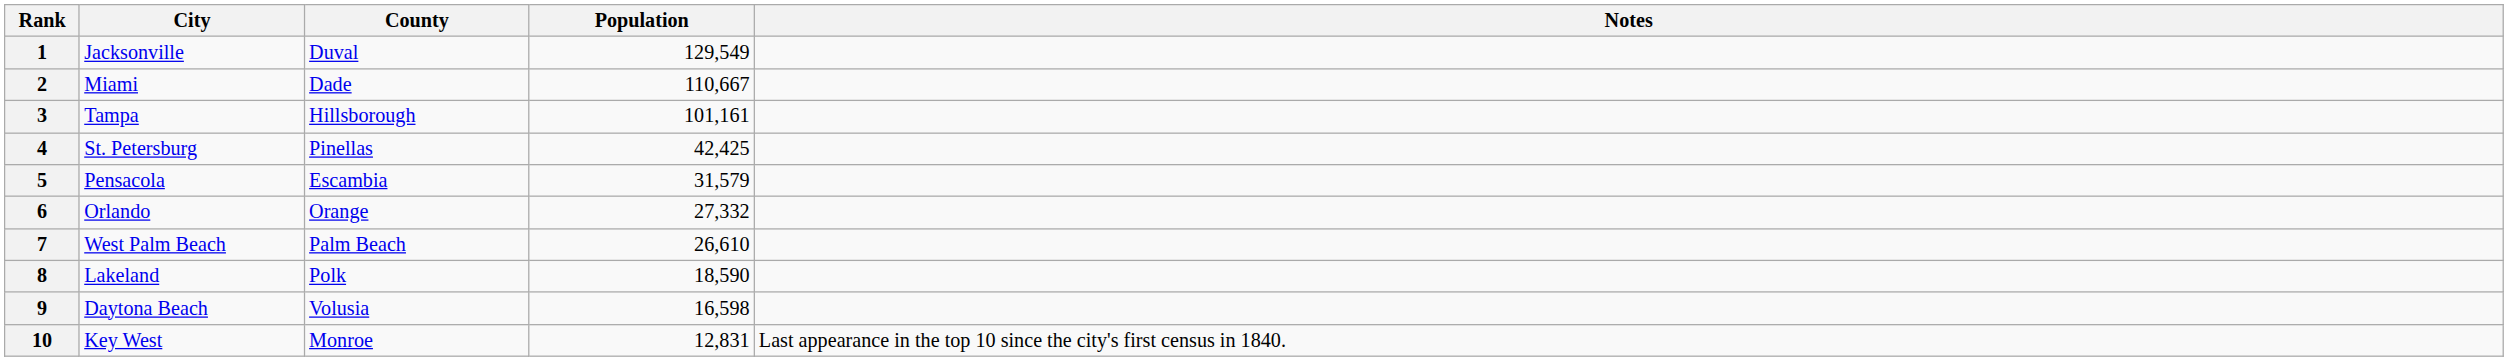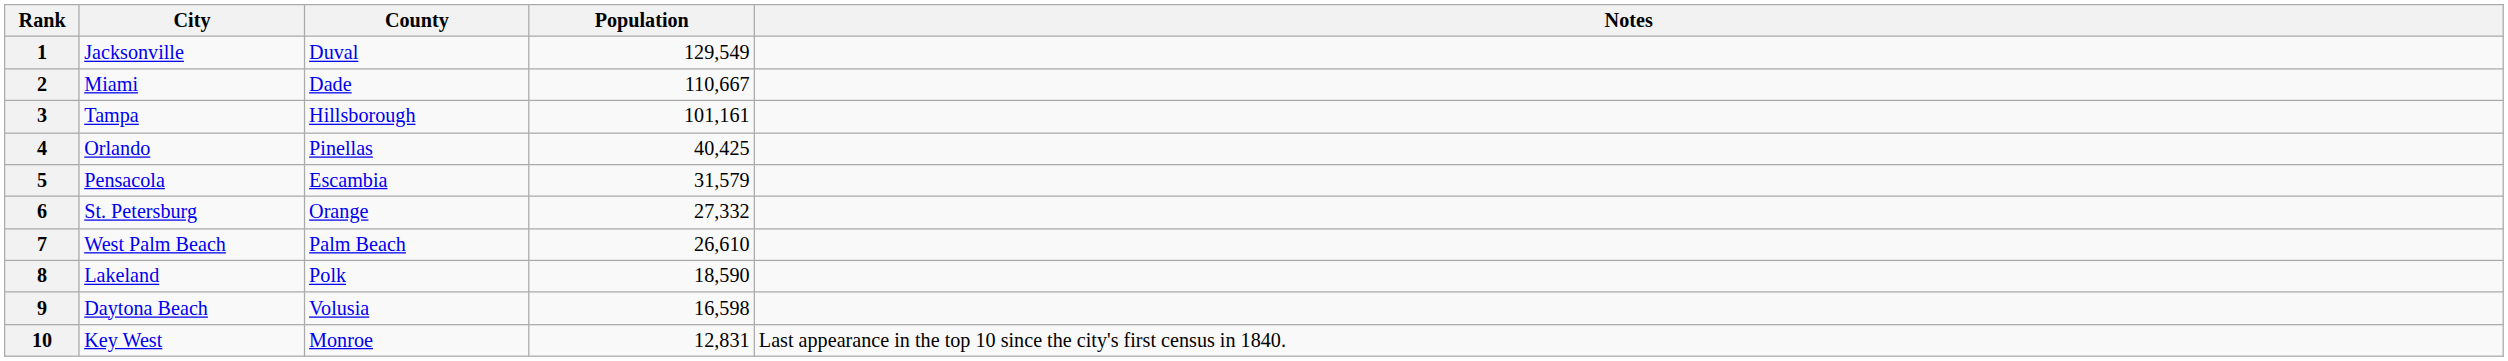(141, 148) St. Petersburg -> (117, 148) Orlando
(722, 148) 42,425 -> (722, 148) 40,425
(117, 212) Orlando -> (141, 212) St. Petersburg
